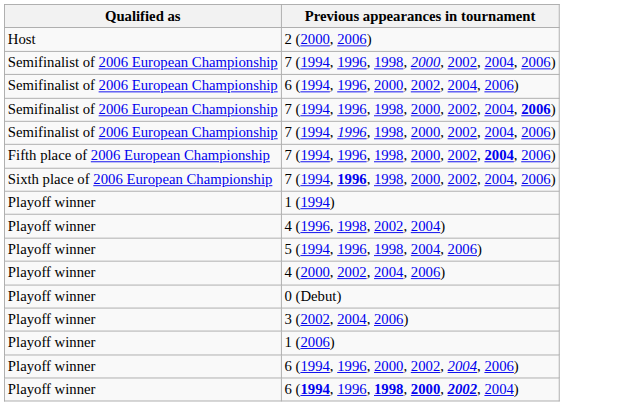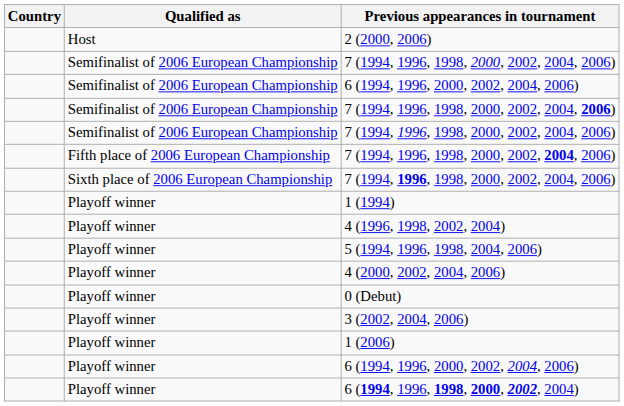+ column: (34, 16)
